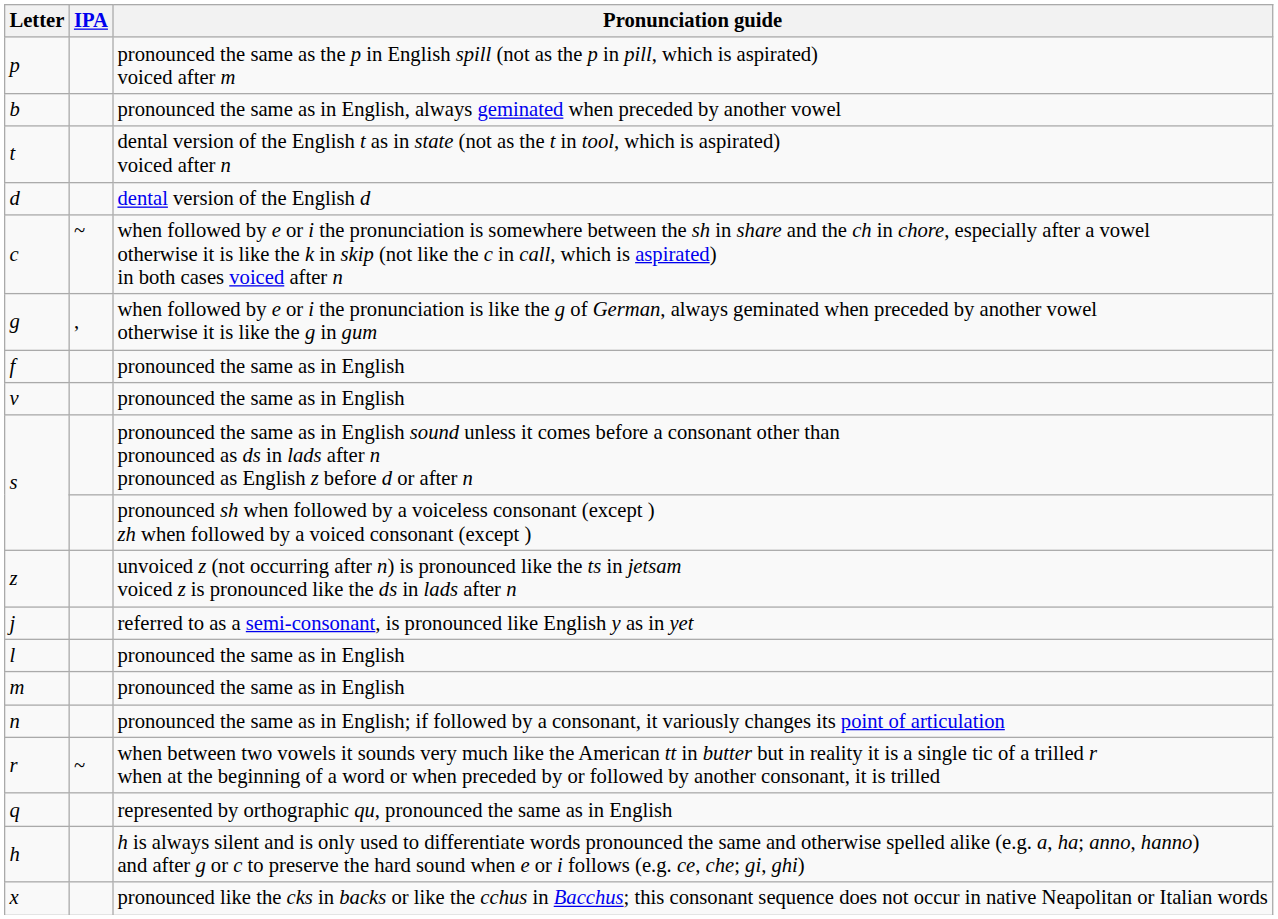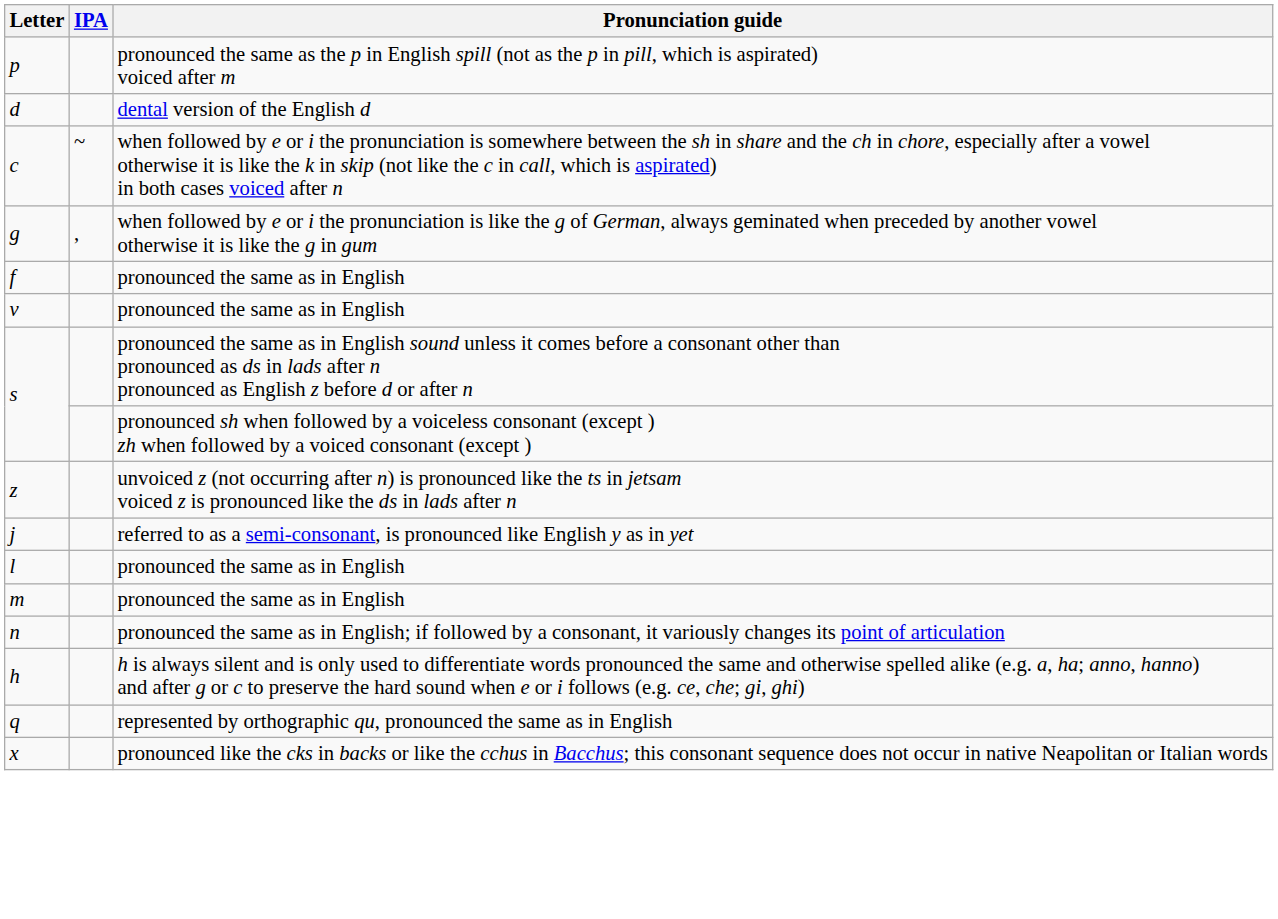- row: (15, 109)
- row: (12, 153)
- row: (13, 765)
rows swapped: (15, 809) <-> (15, 853)
